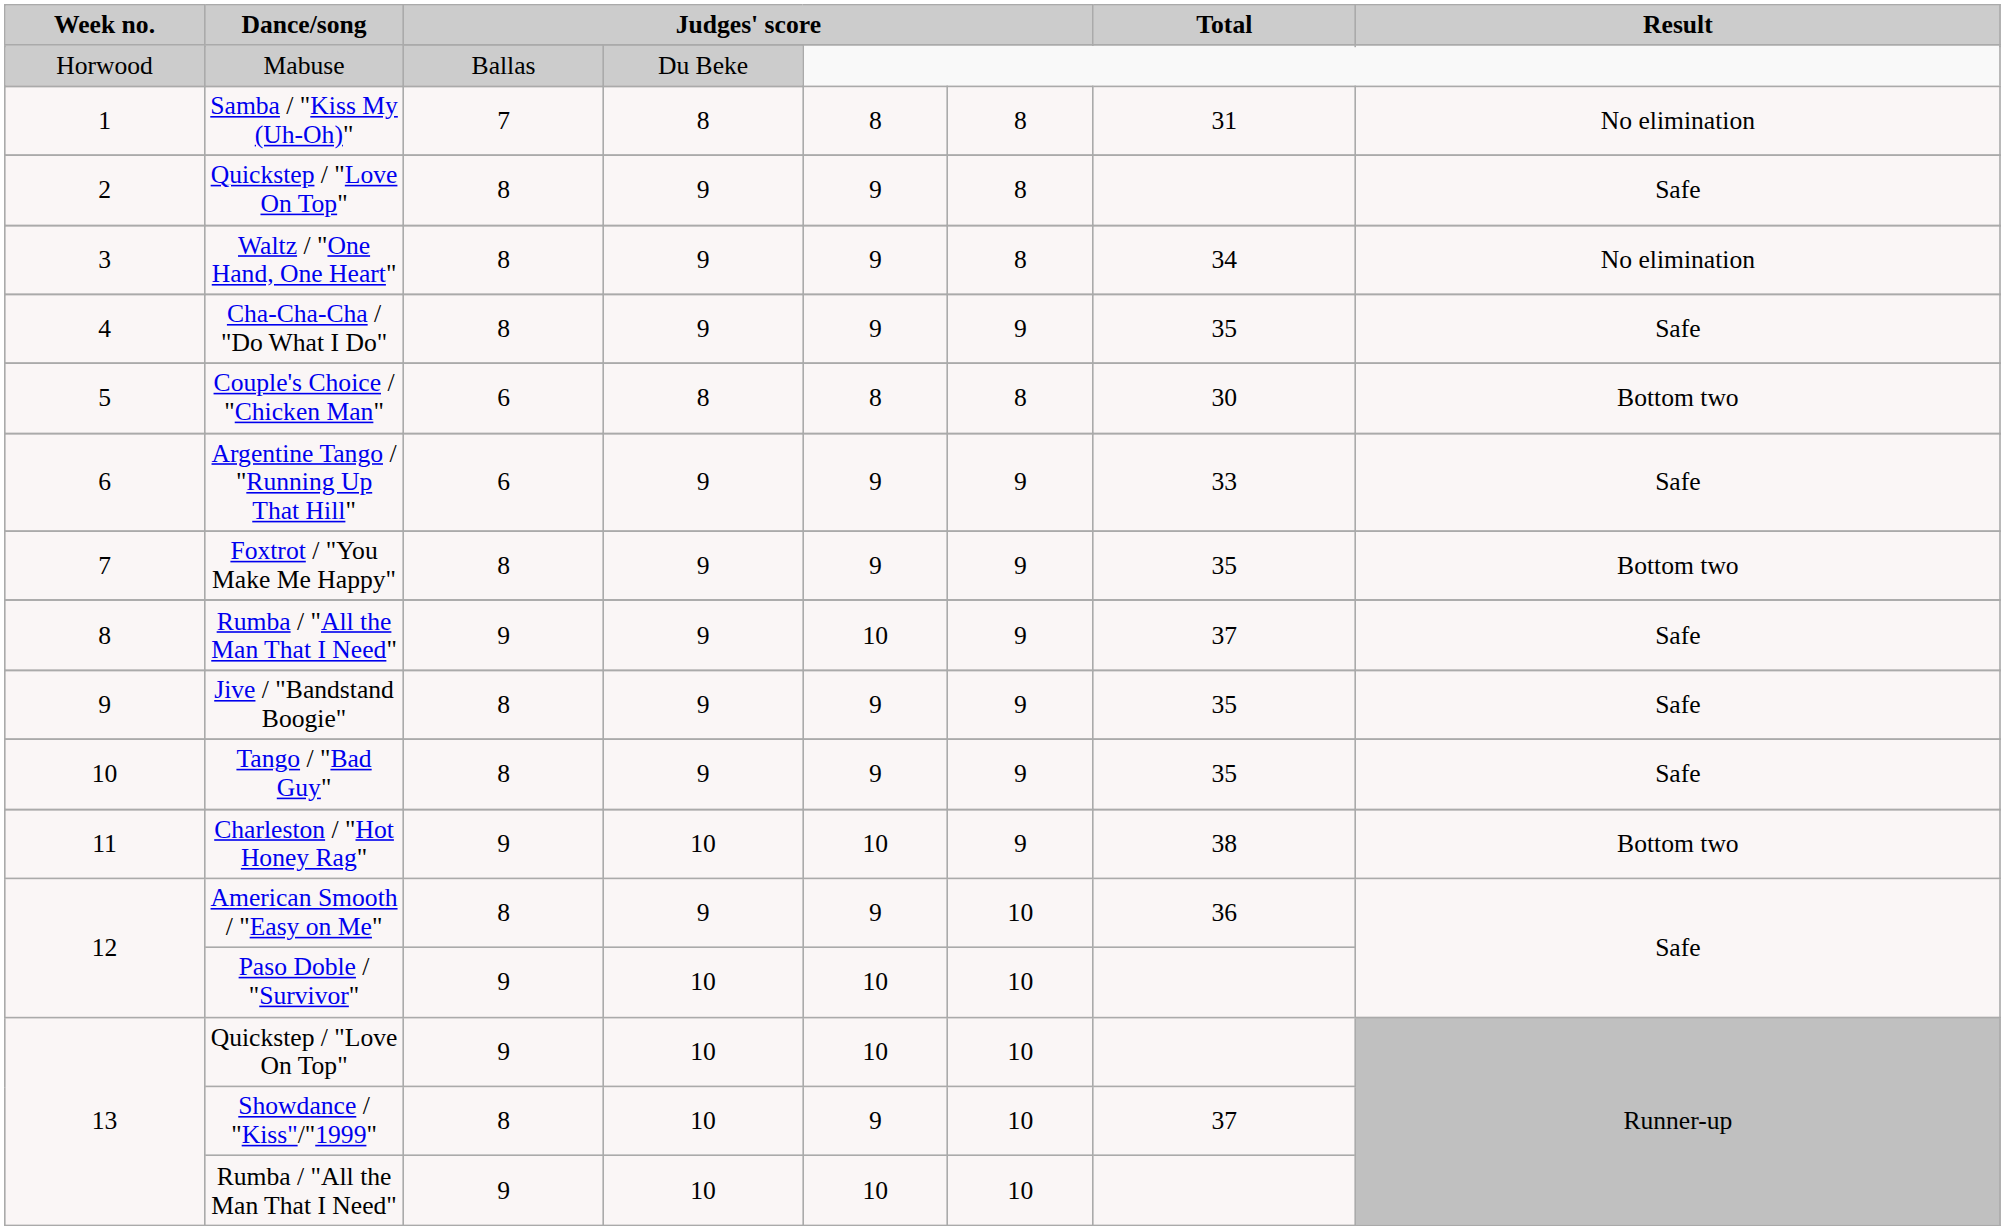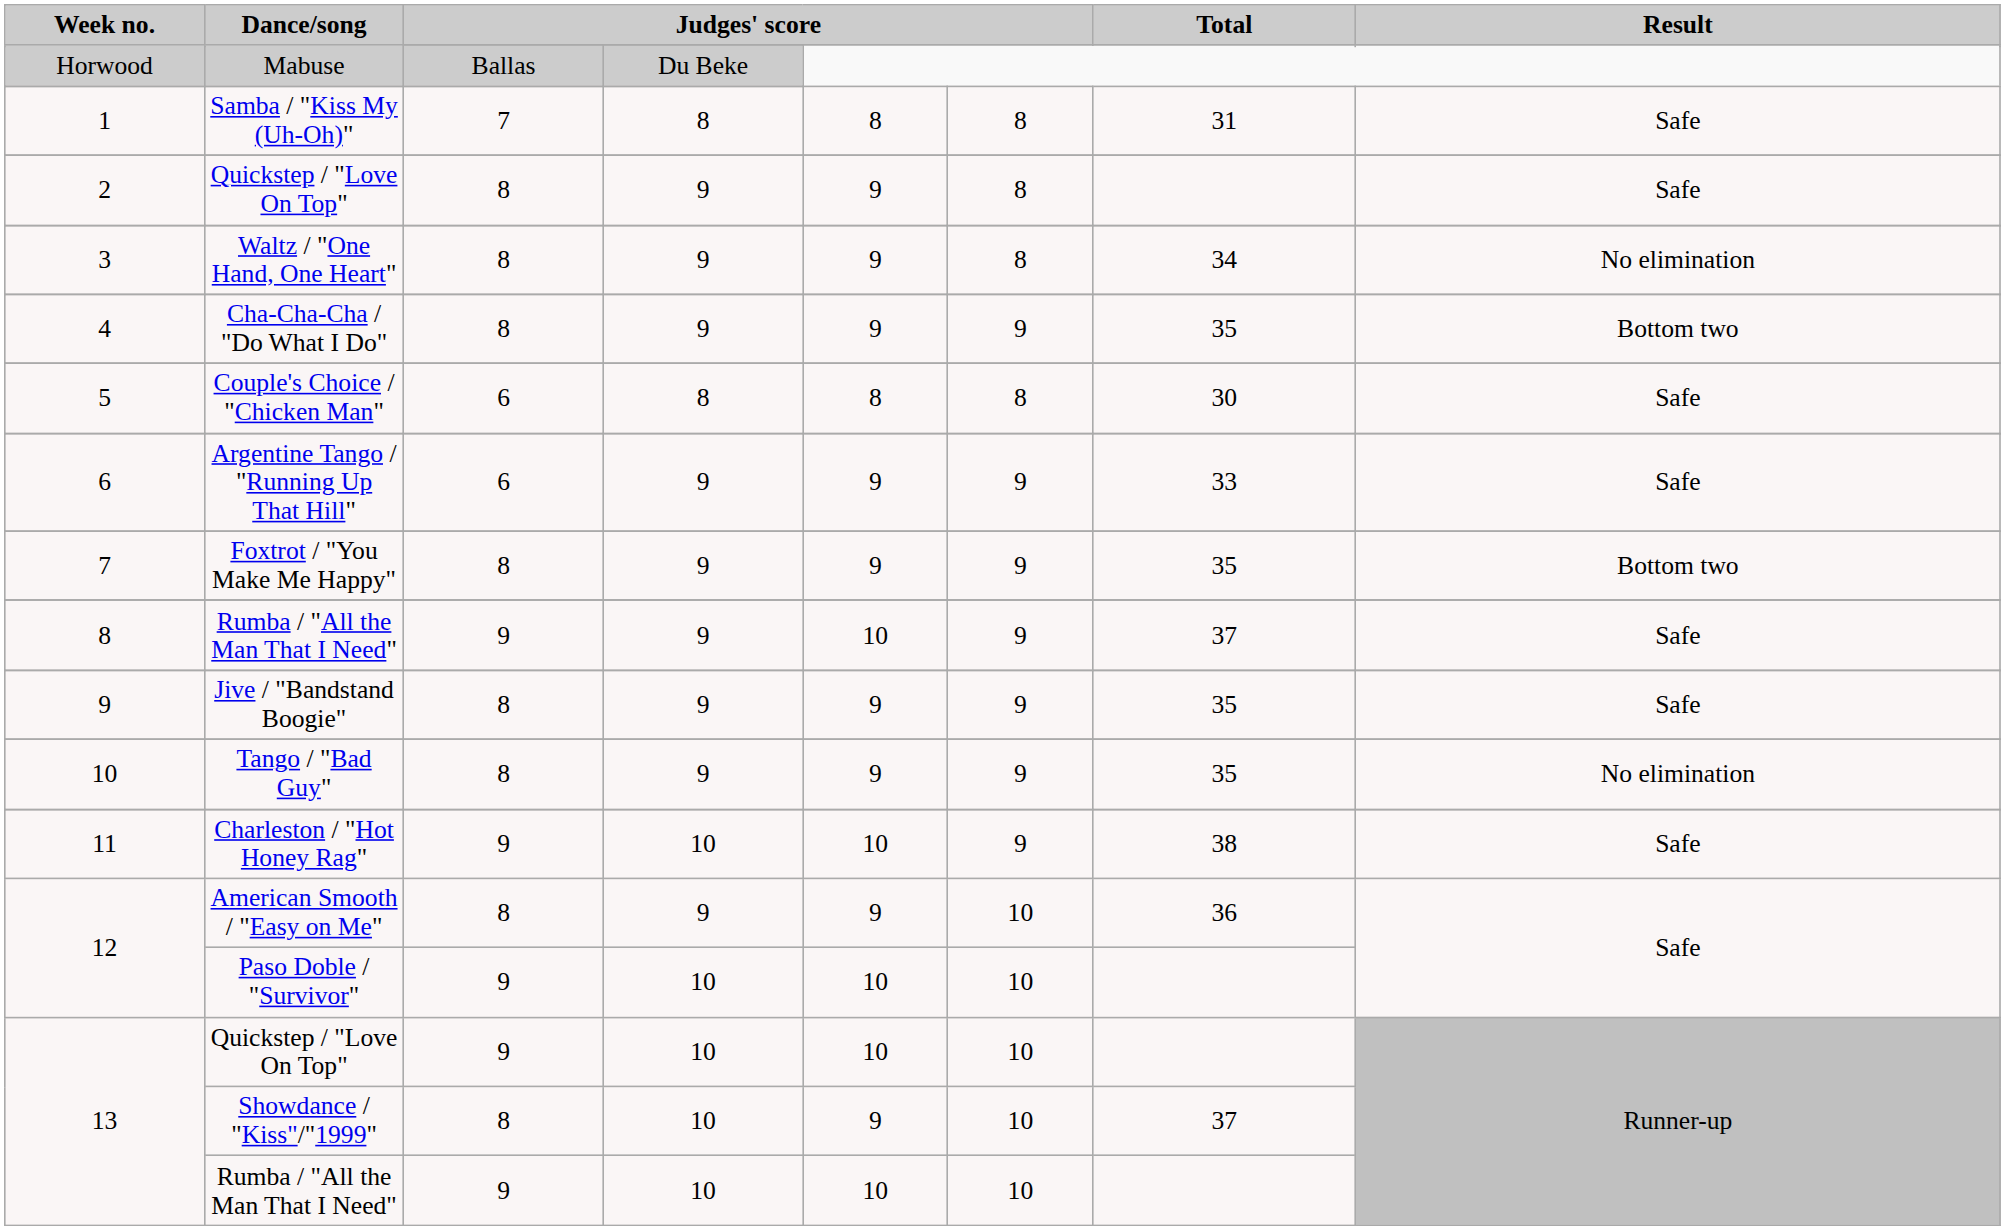(1678, 120) No elimination -> (1678, 120) Safe
(1678, 328) Safe -> (1678, 328) Bottom two
(1678, 398) Bottom two -> (1678, 398) Safe
(1678, 773) Safe -> (1678, 773) No elimination
(1678, 843) Bottom two -> (1678, 843) Safe
